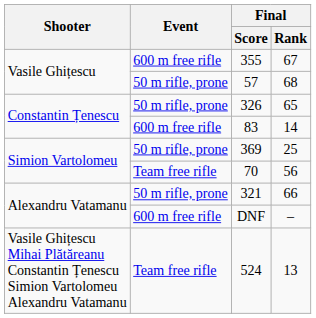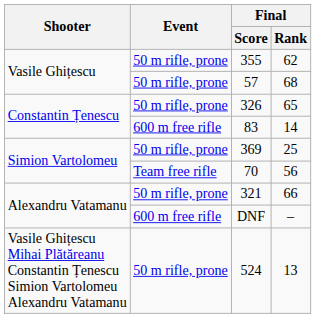(177, 60) 600 m free rifle -> (180, 60) 50 m rifle, prone
(291, 60) 67 -> (291, 60) 62
(175, 270) Team free rifle -> (180, 270) 50 m rifle, prone
